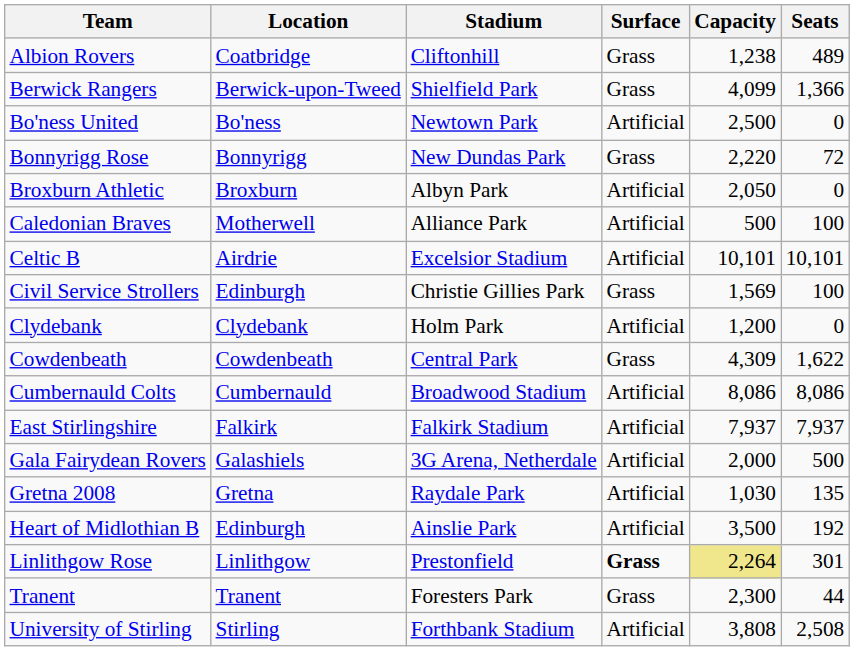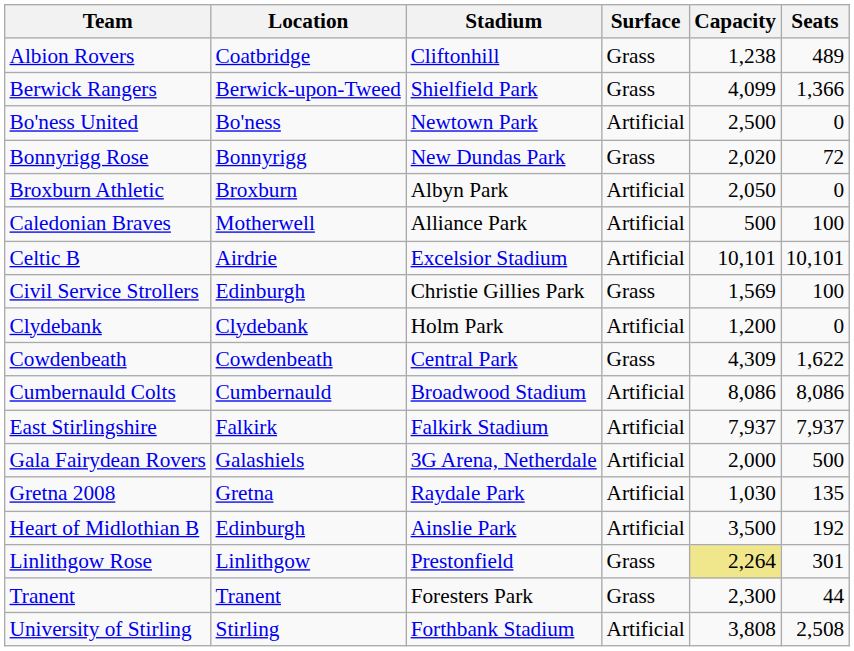(752, 156) 2,220 -> (752, 156) 2,020
(633, 561) bold -> (631, 561) normal
